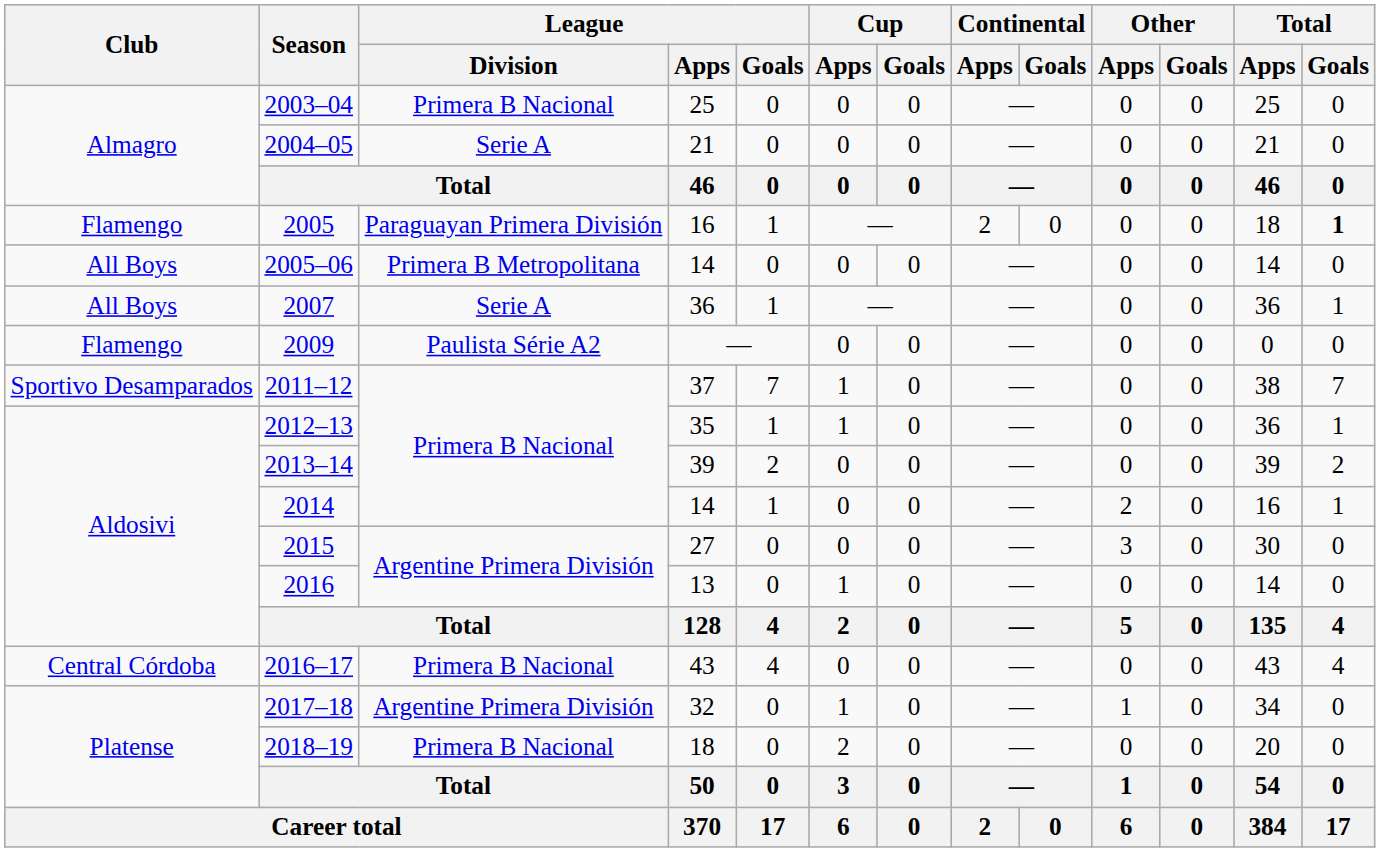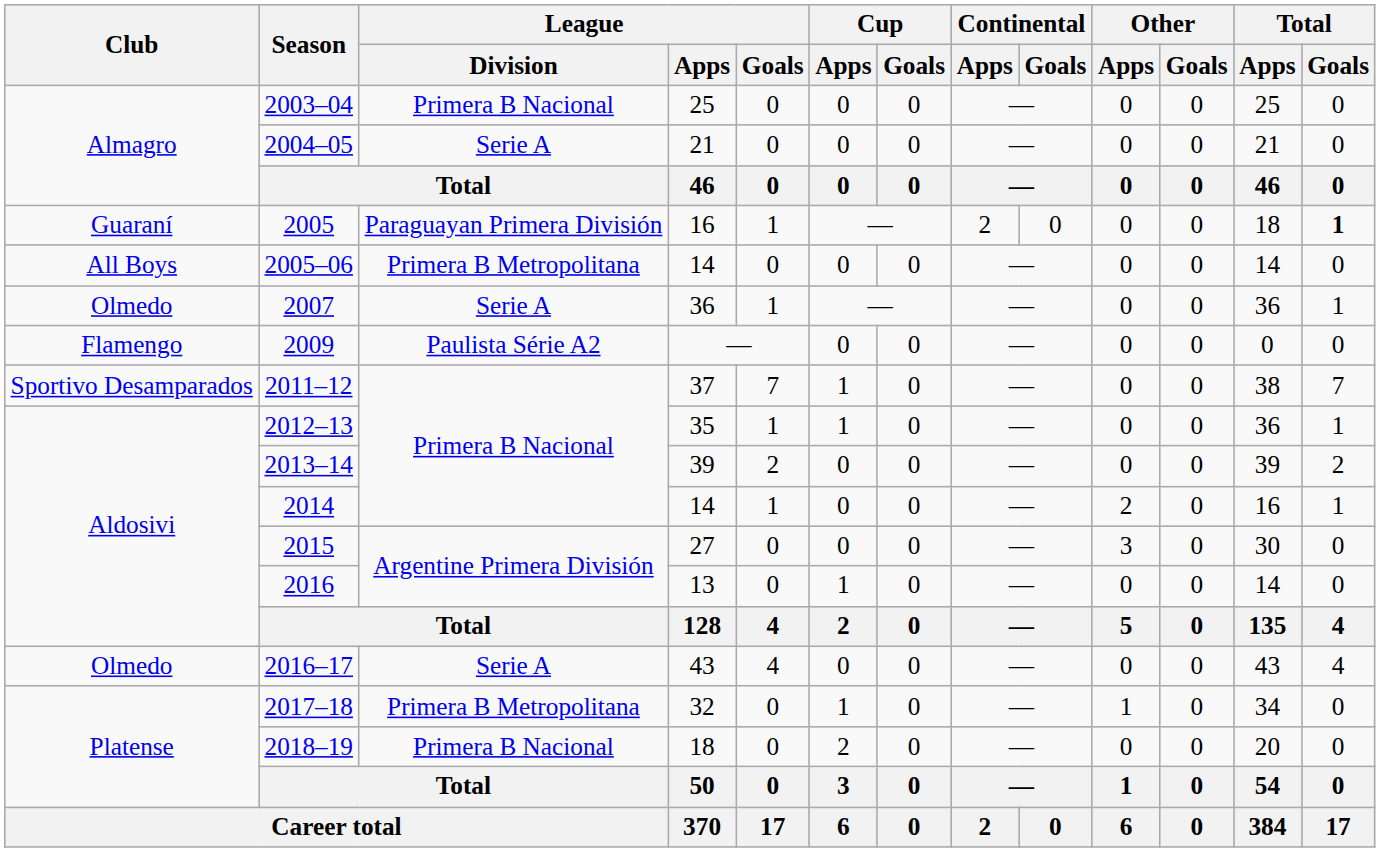(132, 225) Flamengo -> (132, 225) Guaraní
(132, 305) All Boys -> (132, 305) Olmedo
(132, 666) Central Córdoba -> (132, 666) Olmedo
(513, 666) Primera B Nacional -> (513, 666) Serie A
(513, 706) Argentine Primera División -> (513, 706) Primera B Metropolitana
